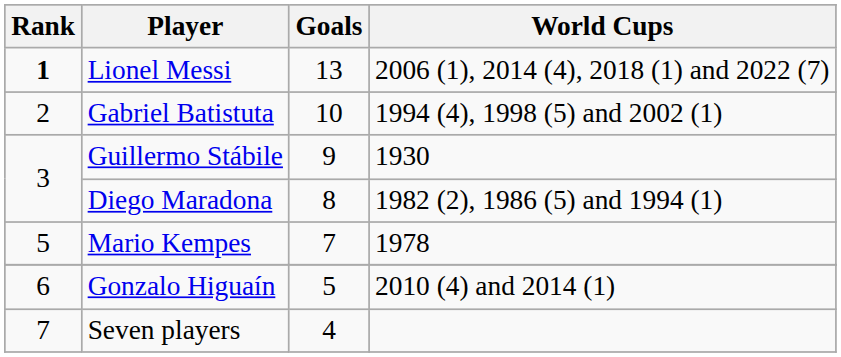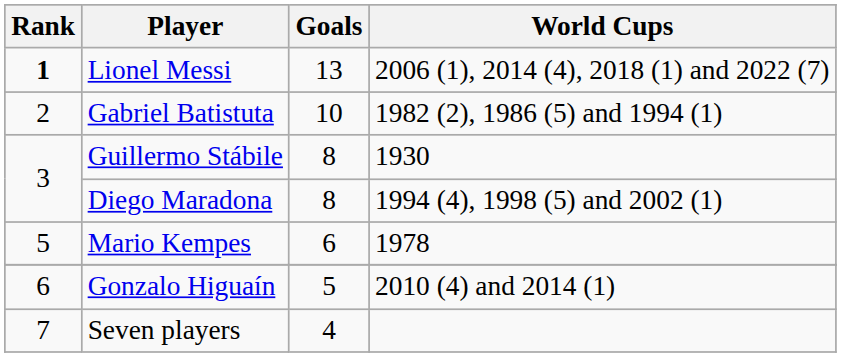(549, 112) 1994 (4), 1998 (5) and 2002 (1) -> (549, 112) 1982 (2), 1986 (5) and 1994 (1)
(329, 156) 9 -> (329, 156) 8
(549, 199) 1982 (2), 1986 (5) and 1994 (1) -> (549, 199) 1994 (4), 1998 (5) and 2002 (1)
(329, 243) 7 -> (329, 243) 6
